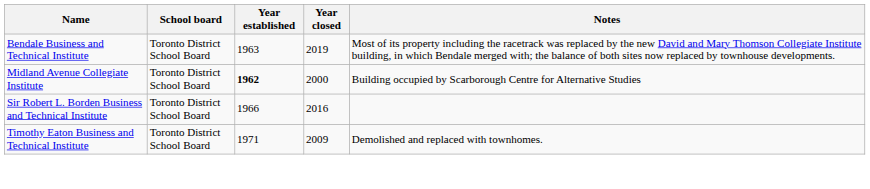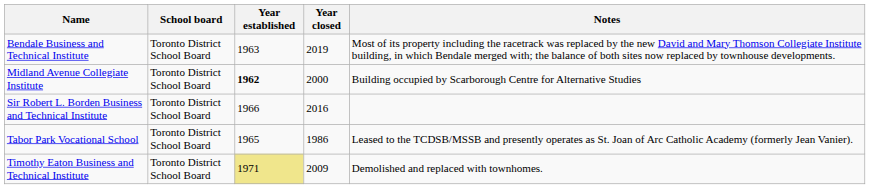+ row: (73, 139)
(248, 139) no background -> (248, 169) khaki background
